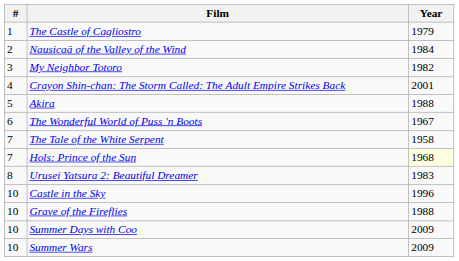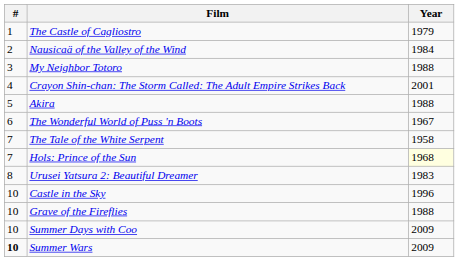(423, 67) 1982 -> (423, 67) 1988
(13, 247) normal -> (13, 247) bold
